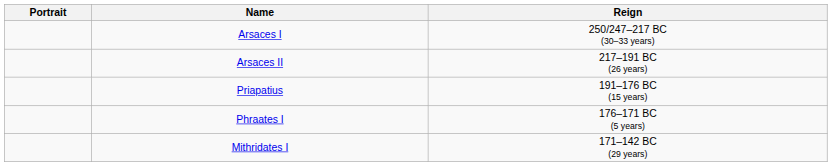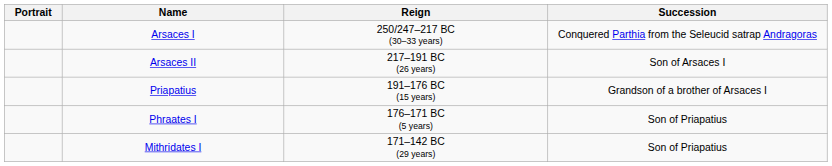+ column: (687, 12)
